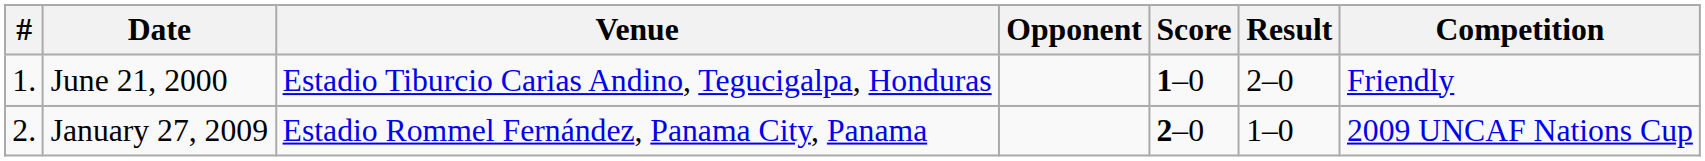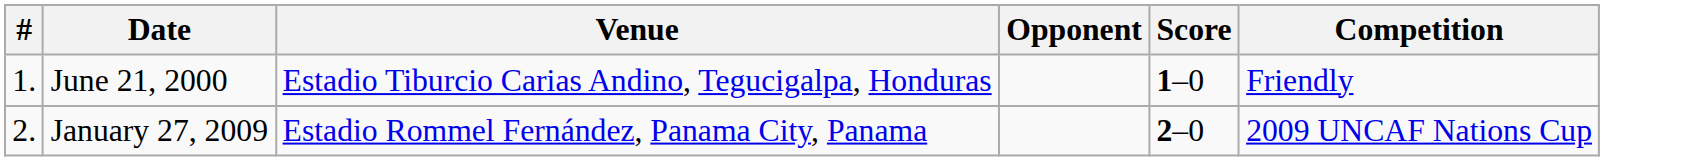- column: (1289, 29)
